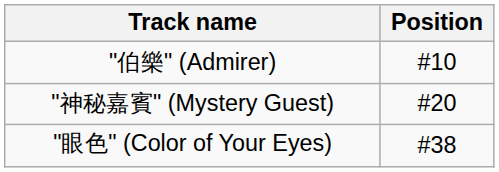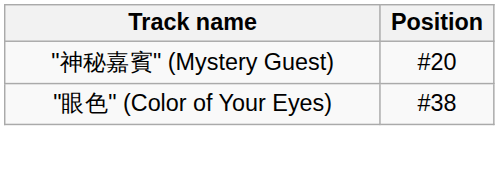- row: (193, 61)
